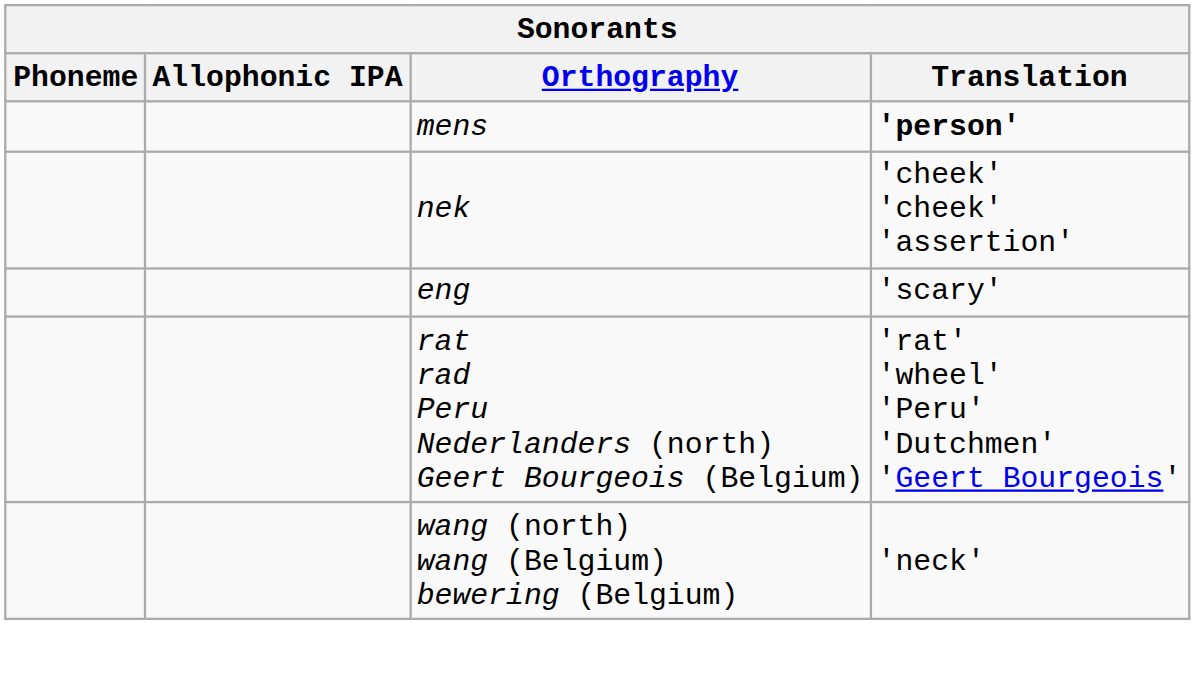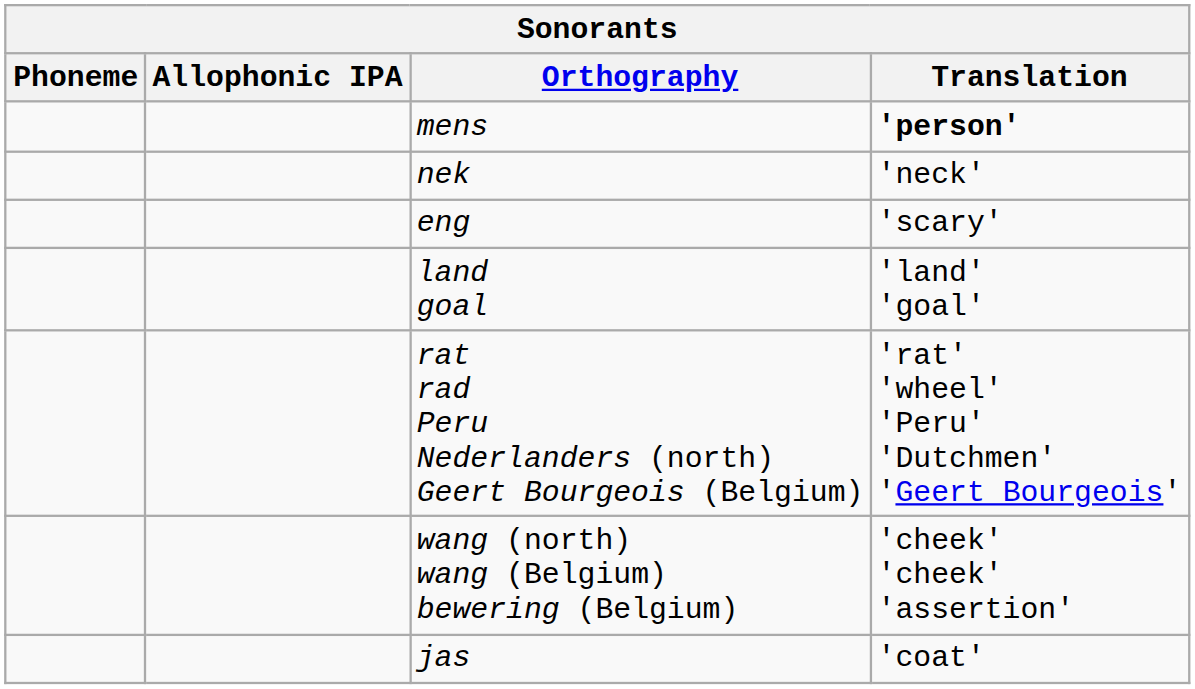(976, 209) 'cheek' 'cheek' 'assertion' -> (931, 175) 'neck'
+ row: (452, 289)
(931, 561) 'neck' -> (976, 575) 'cheek' 'cheek' 'assertion'
+ row: (444, 658)
